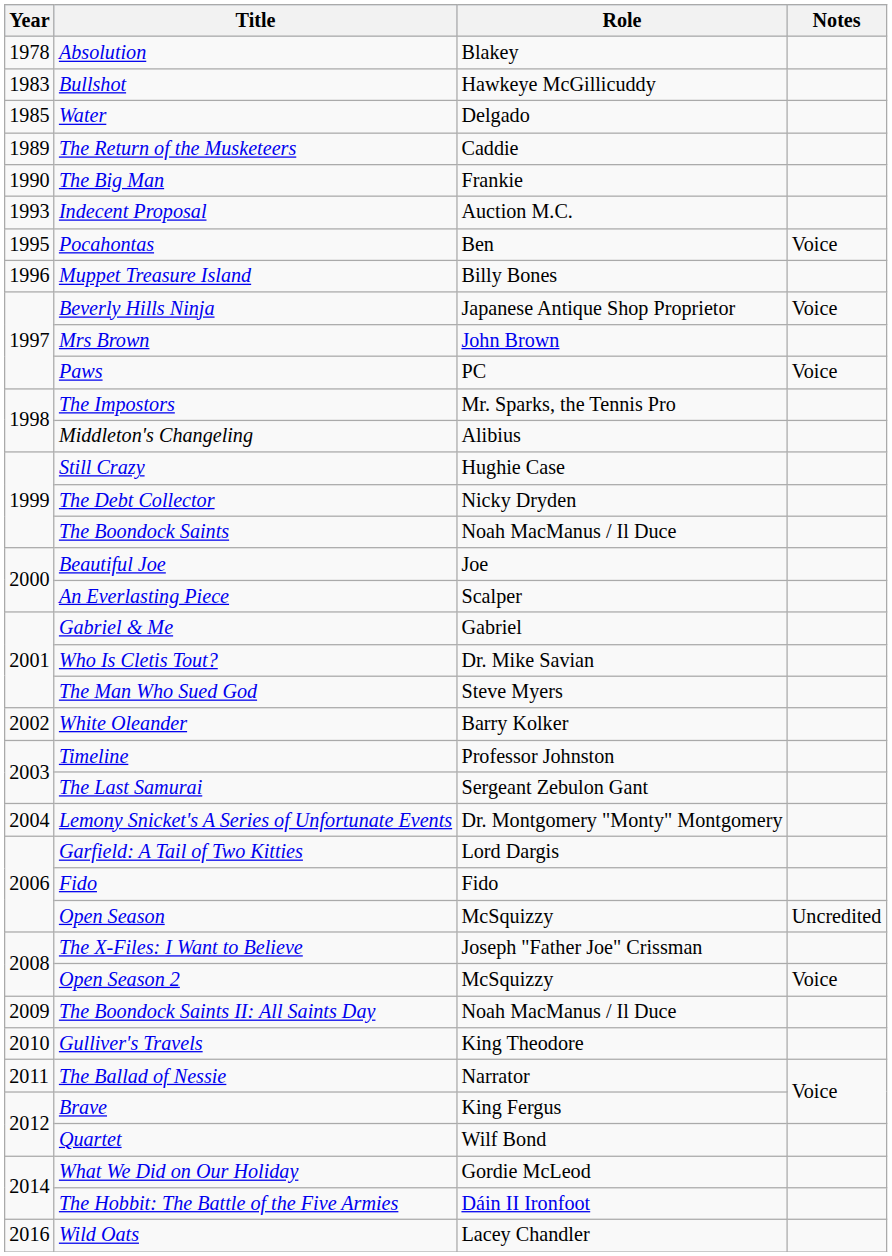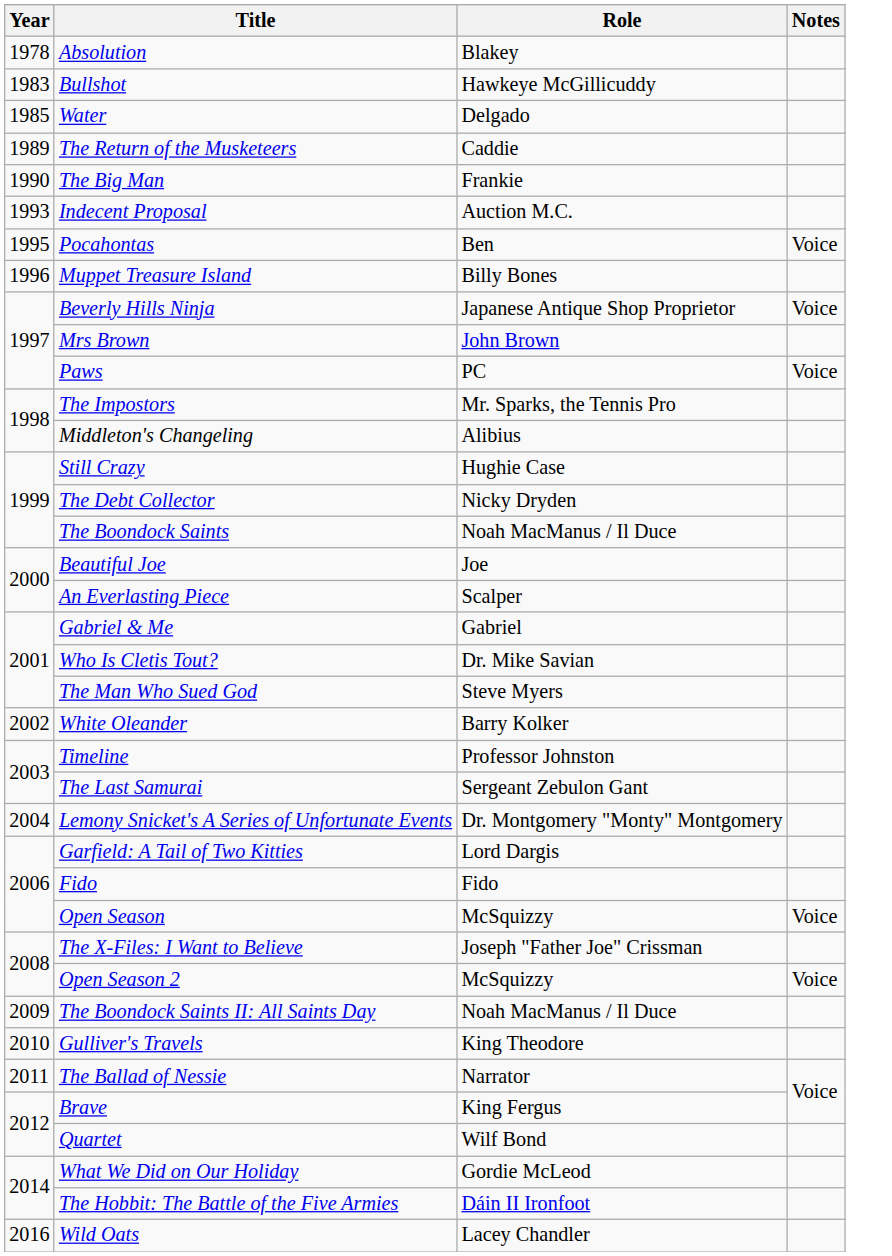(837, 915) Uncredited -> (815, 915) Voice
